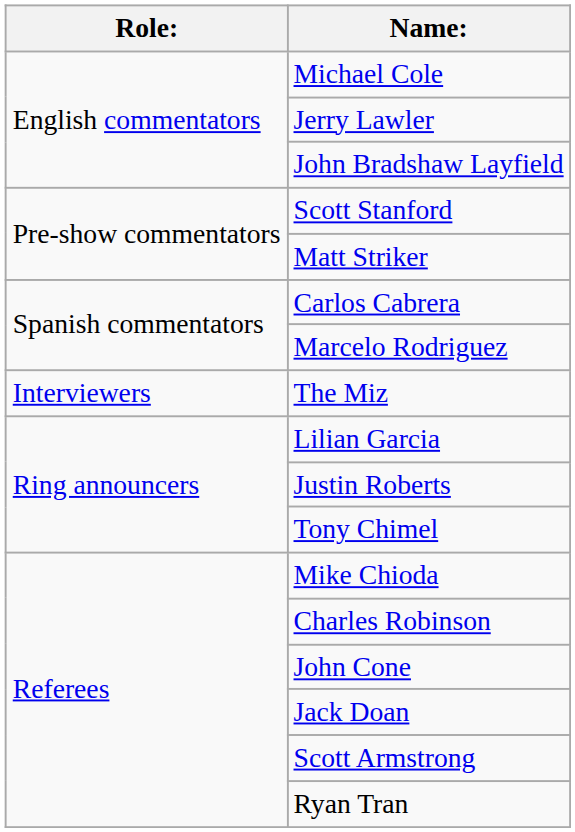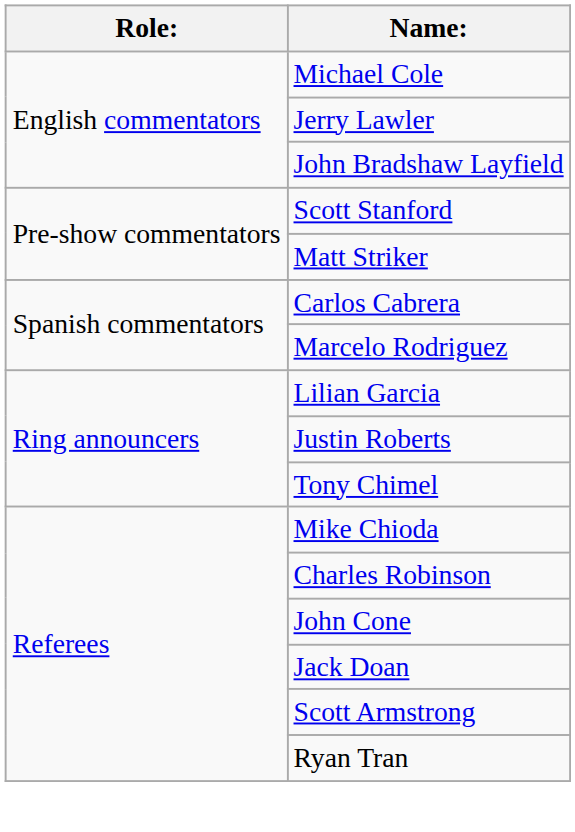- row: (341, 392)
